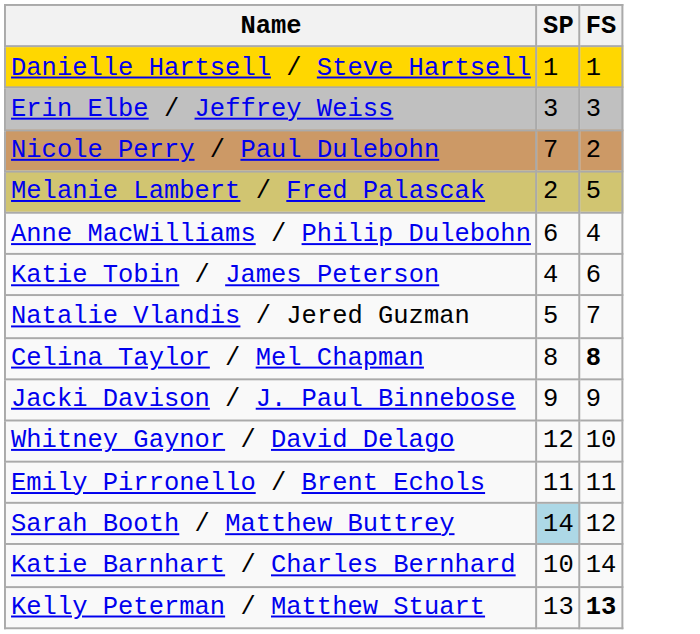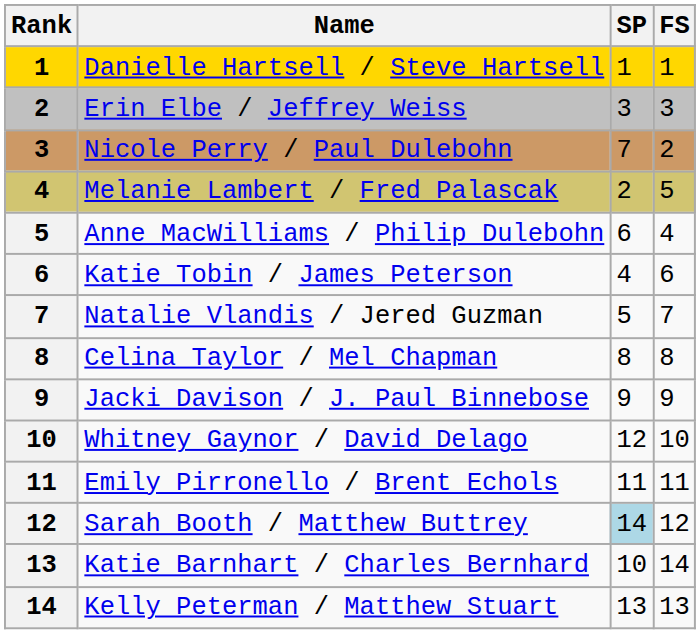+ column: (42, 26)
(593, 358) bold -> (667, 358) normal
(601, 607) bold -> (674, 607) normal
